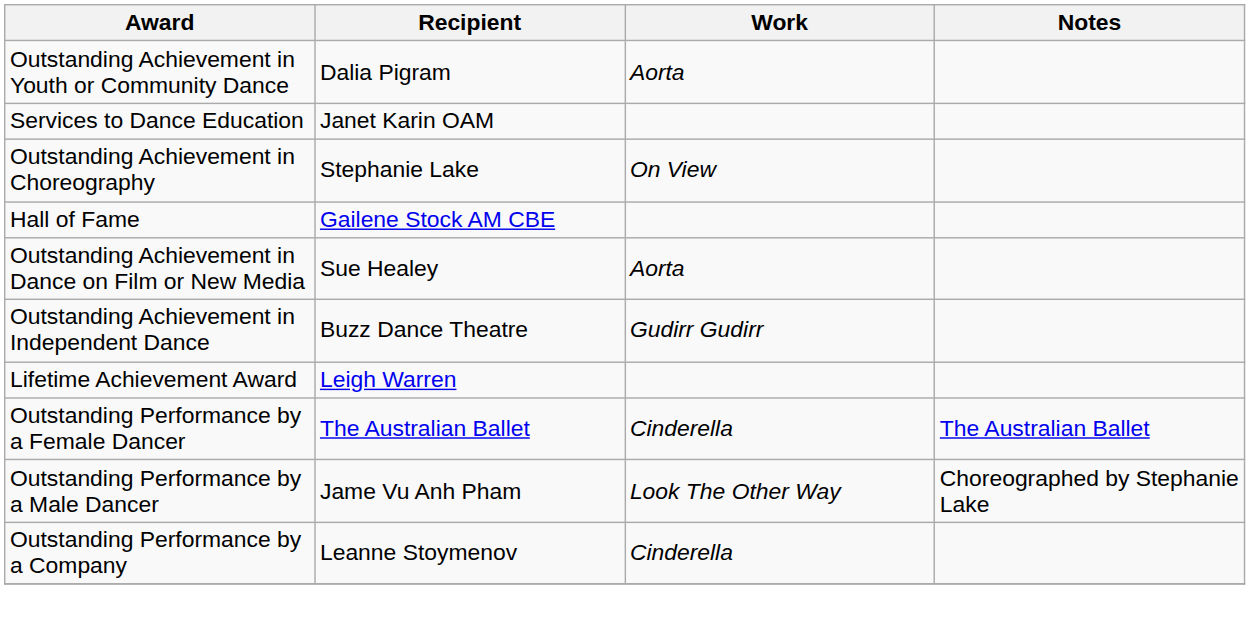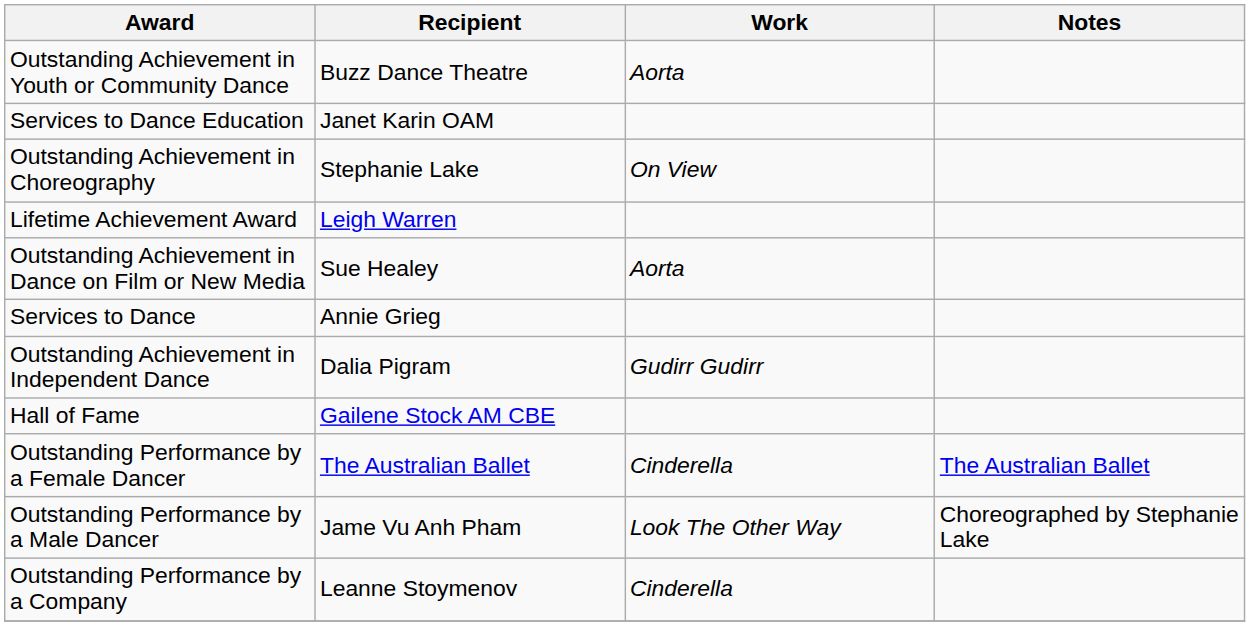(385, 71) Dalia Pigram -> (424, 71) Buzz Dance Theatre
rows swapped: (75, 219) <-> (153, 379)
+ row: (103, 317)
(424, 330) Buzz Dance Theatre -> (385, 366) Dalia Pigram
